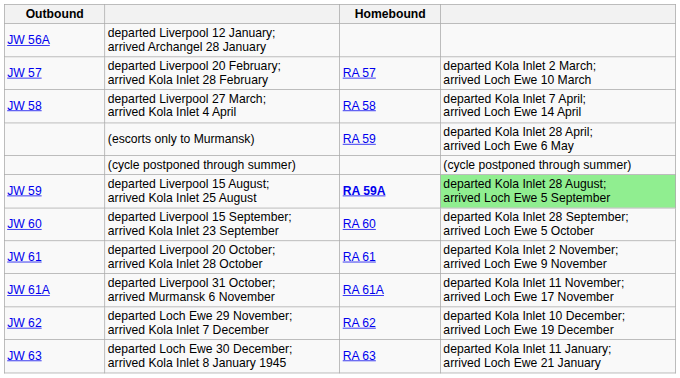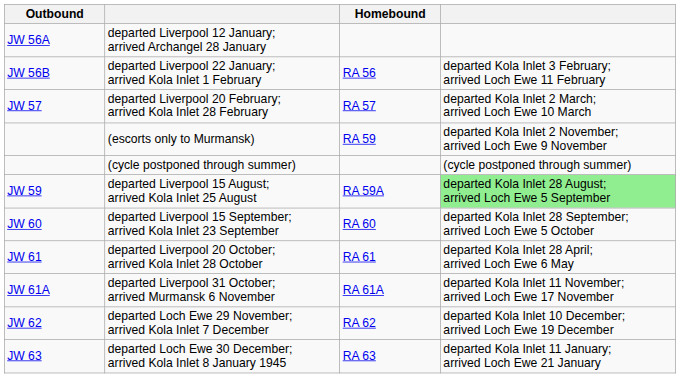+ row: (192, 73)
- row: (187, 106)
(518, 139) departed Kola Inlet 28 April; arrived Loch Ewe 6 May -> (531, 139) departed Kola Inlet 2 November; arrived Loch Ewe 9 November
(364, 191) bold -> (363, 191) normal
(531, 257) departed Kola Inlet 2 November; arrived Loch Ewe 9 November -> (518, 257) departed Kola Inlet 28 April; arrived Loch Ewe 6 May
